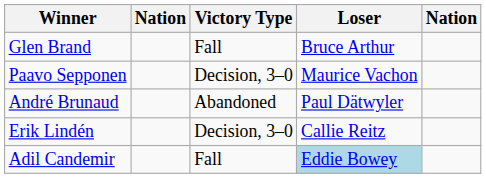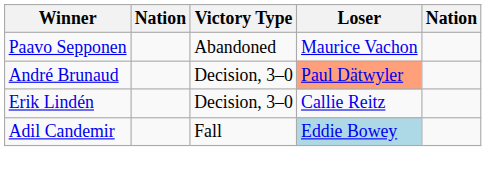- row: (50, 46)
(244, 74) Decision, 3–0 -> (235, 46) Abandoned
(235, 103) Abandoned -> (244, 74) Decision, 3–0
(352, 103) no background -> (352, 74) lightsalmon background
